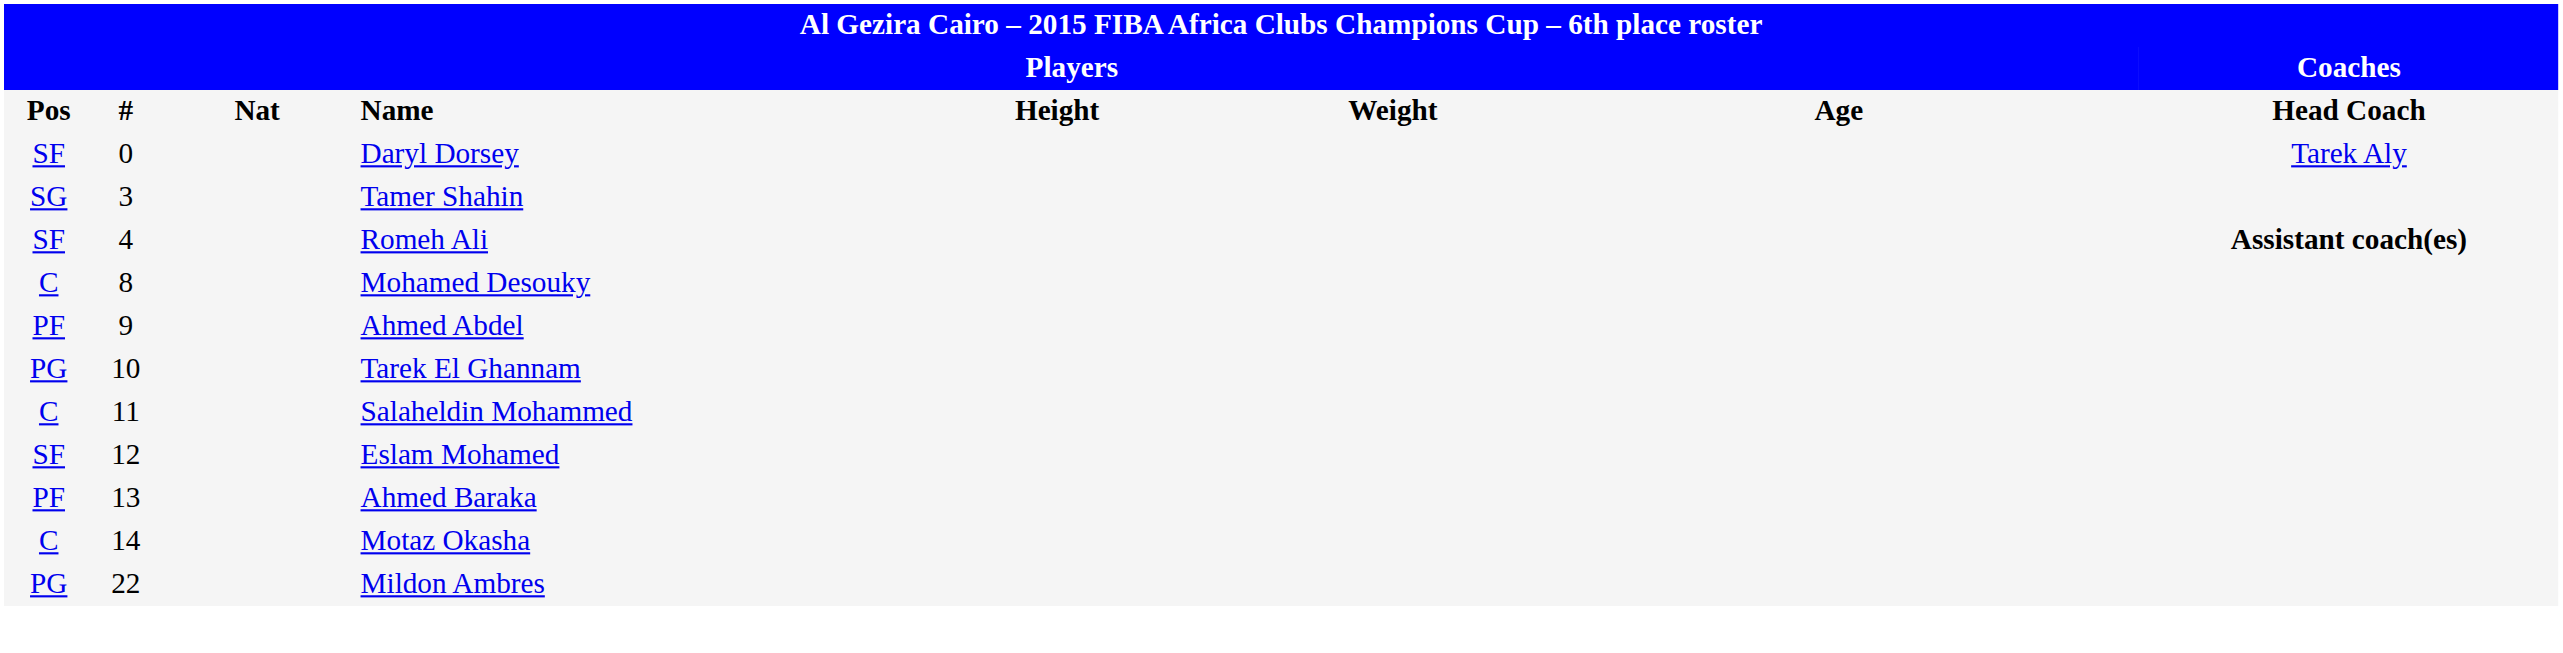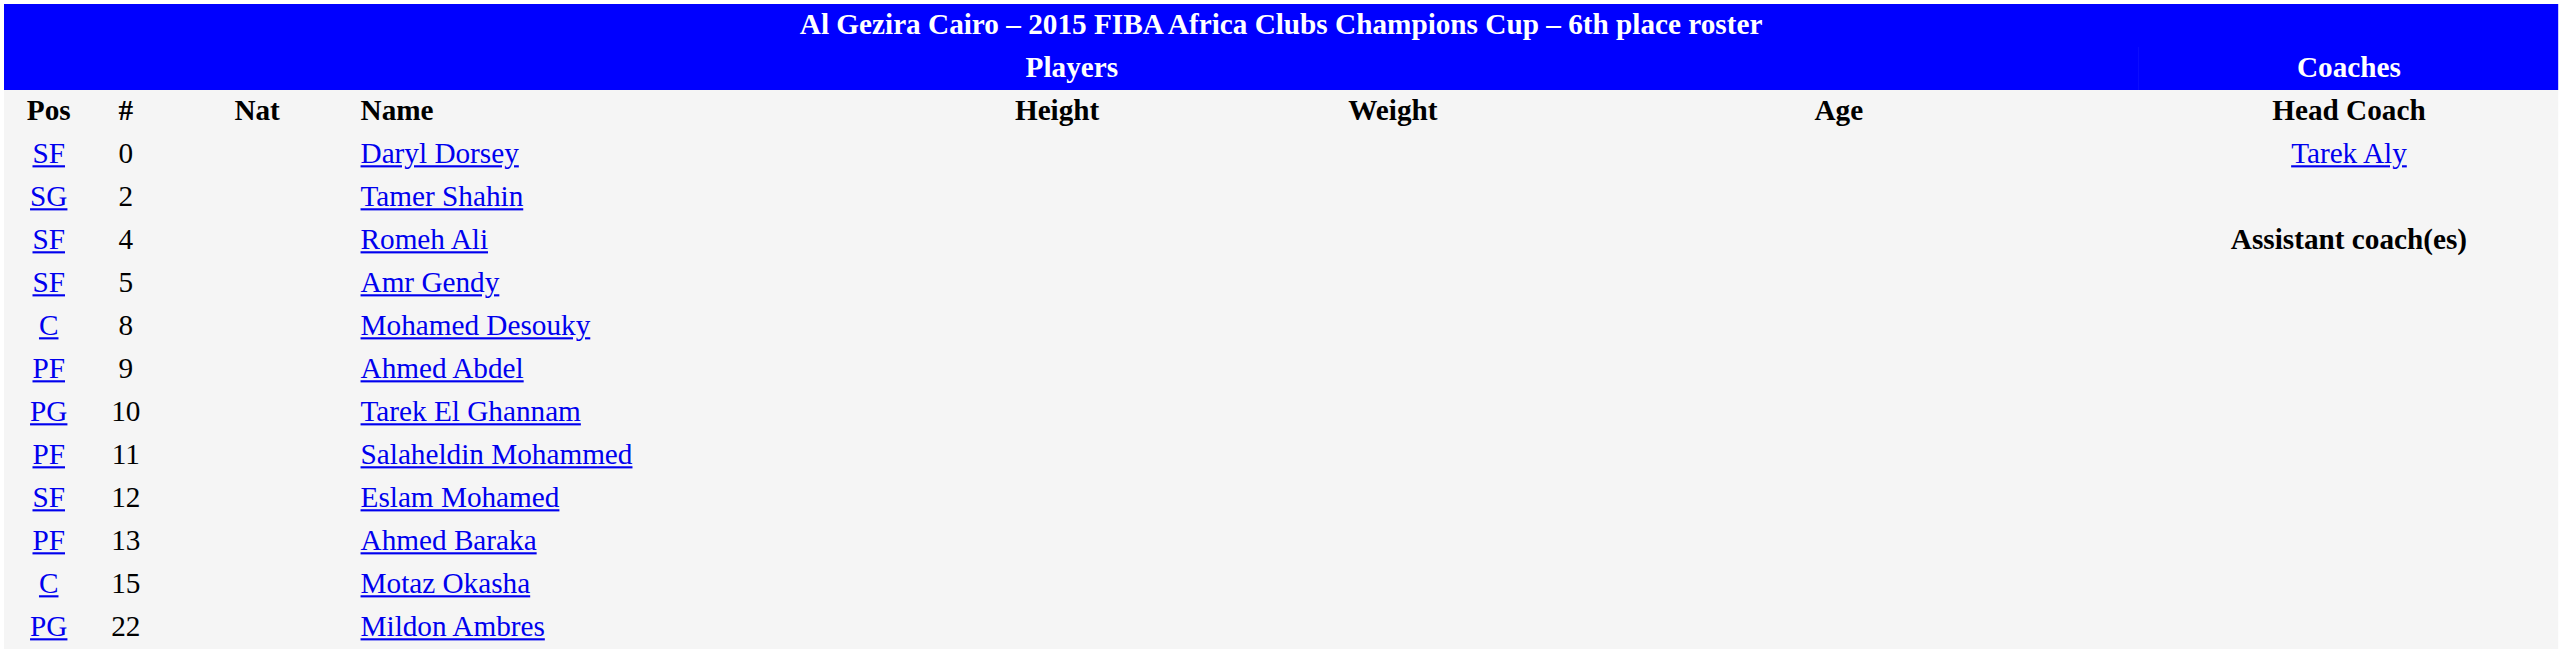(126, 196) 3 -> (126, 196) 2
+ row: (430, 282)
(49, 411) C -> (49, 454) PF
(126, 540) 14 -> (126, 583) 15
